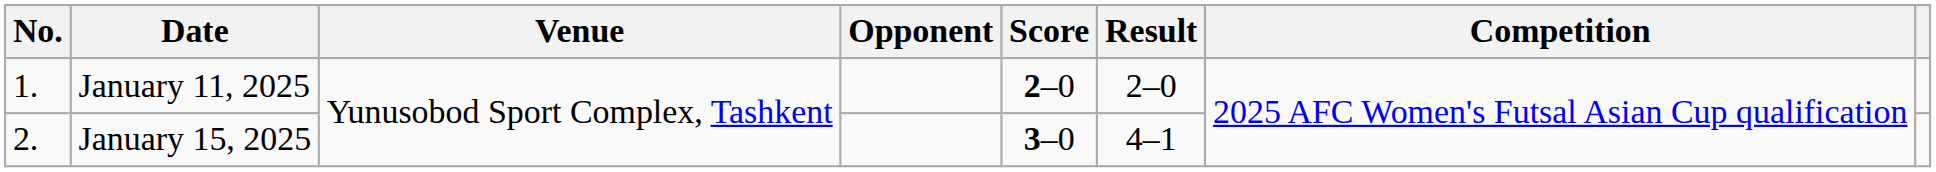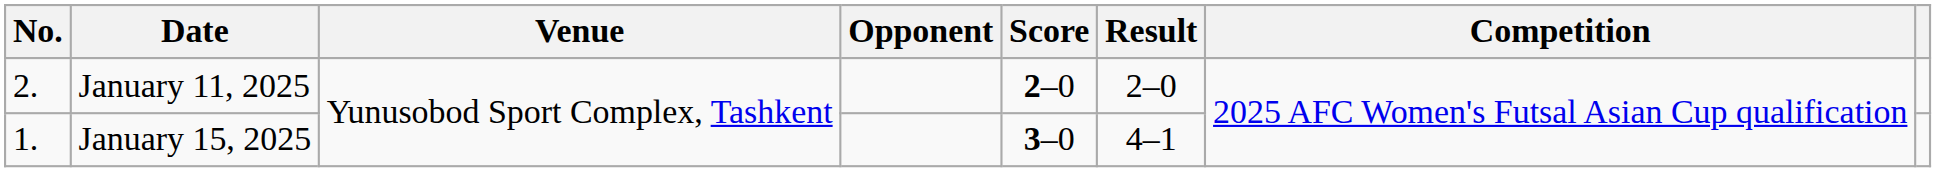(26, 85) 1. -> (26, 85) 2.
(26, 138) 2. -> (26, 138) 1.
